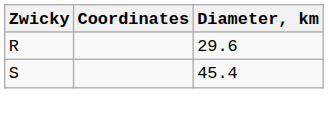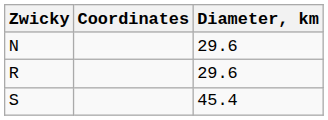+ row: (14, 46)
